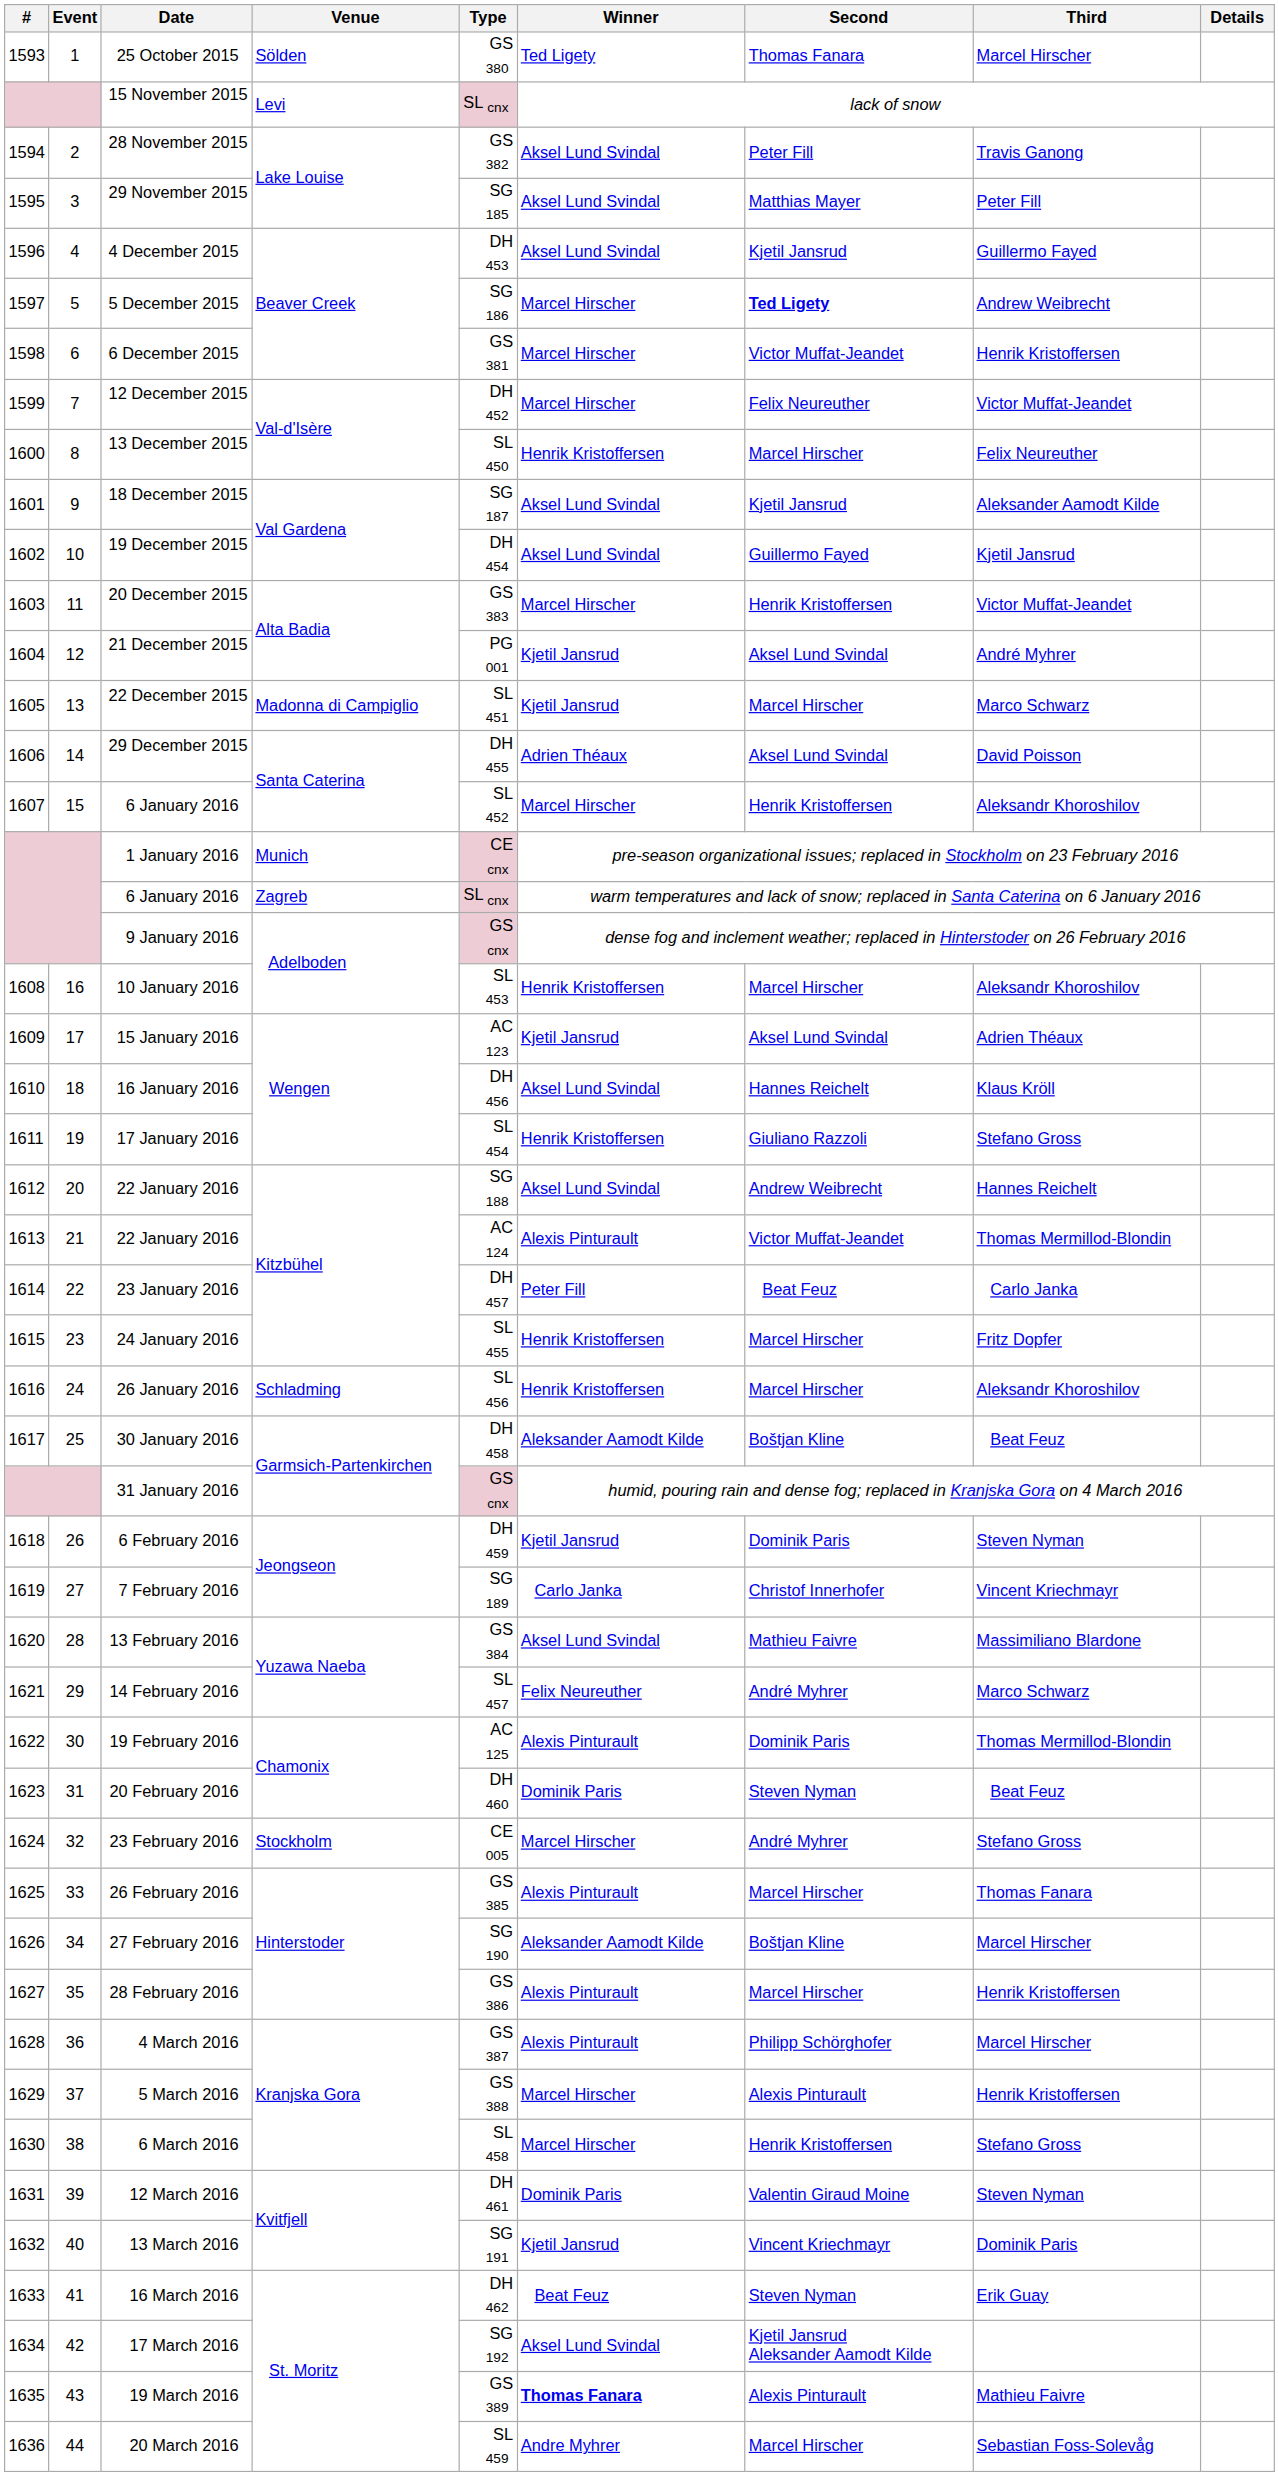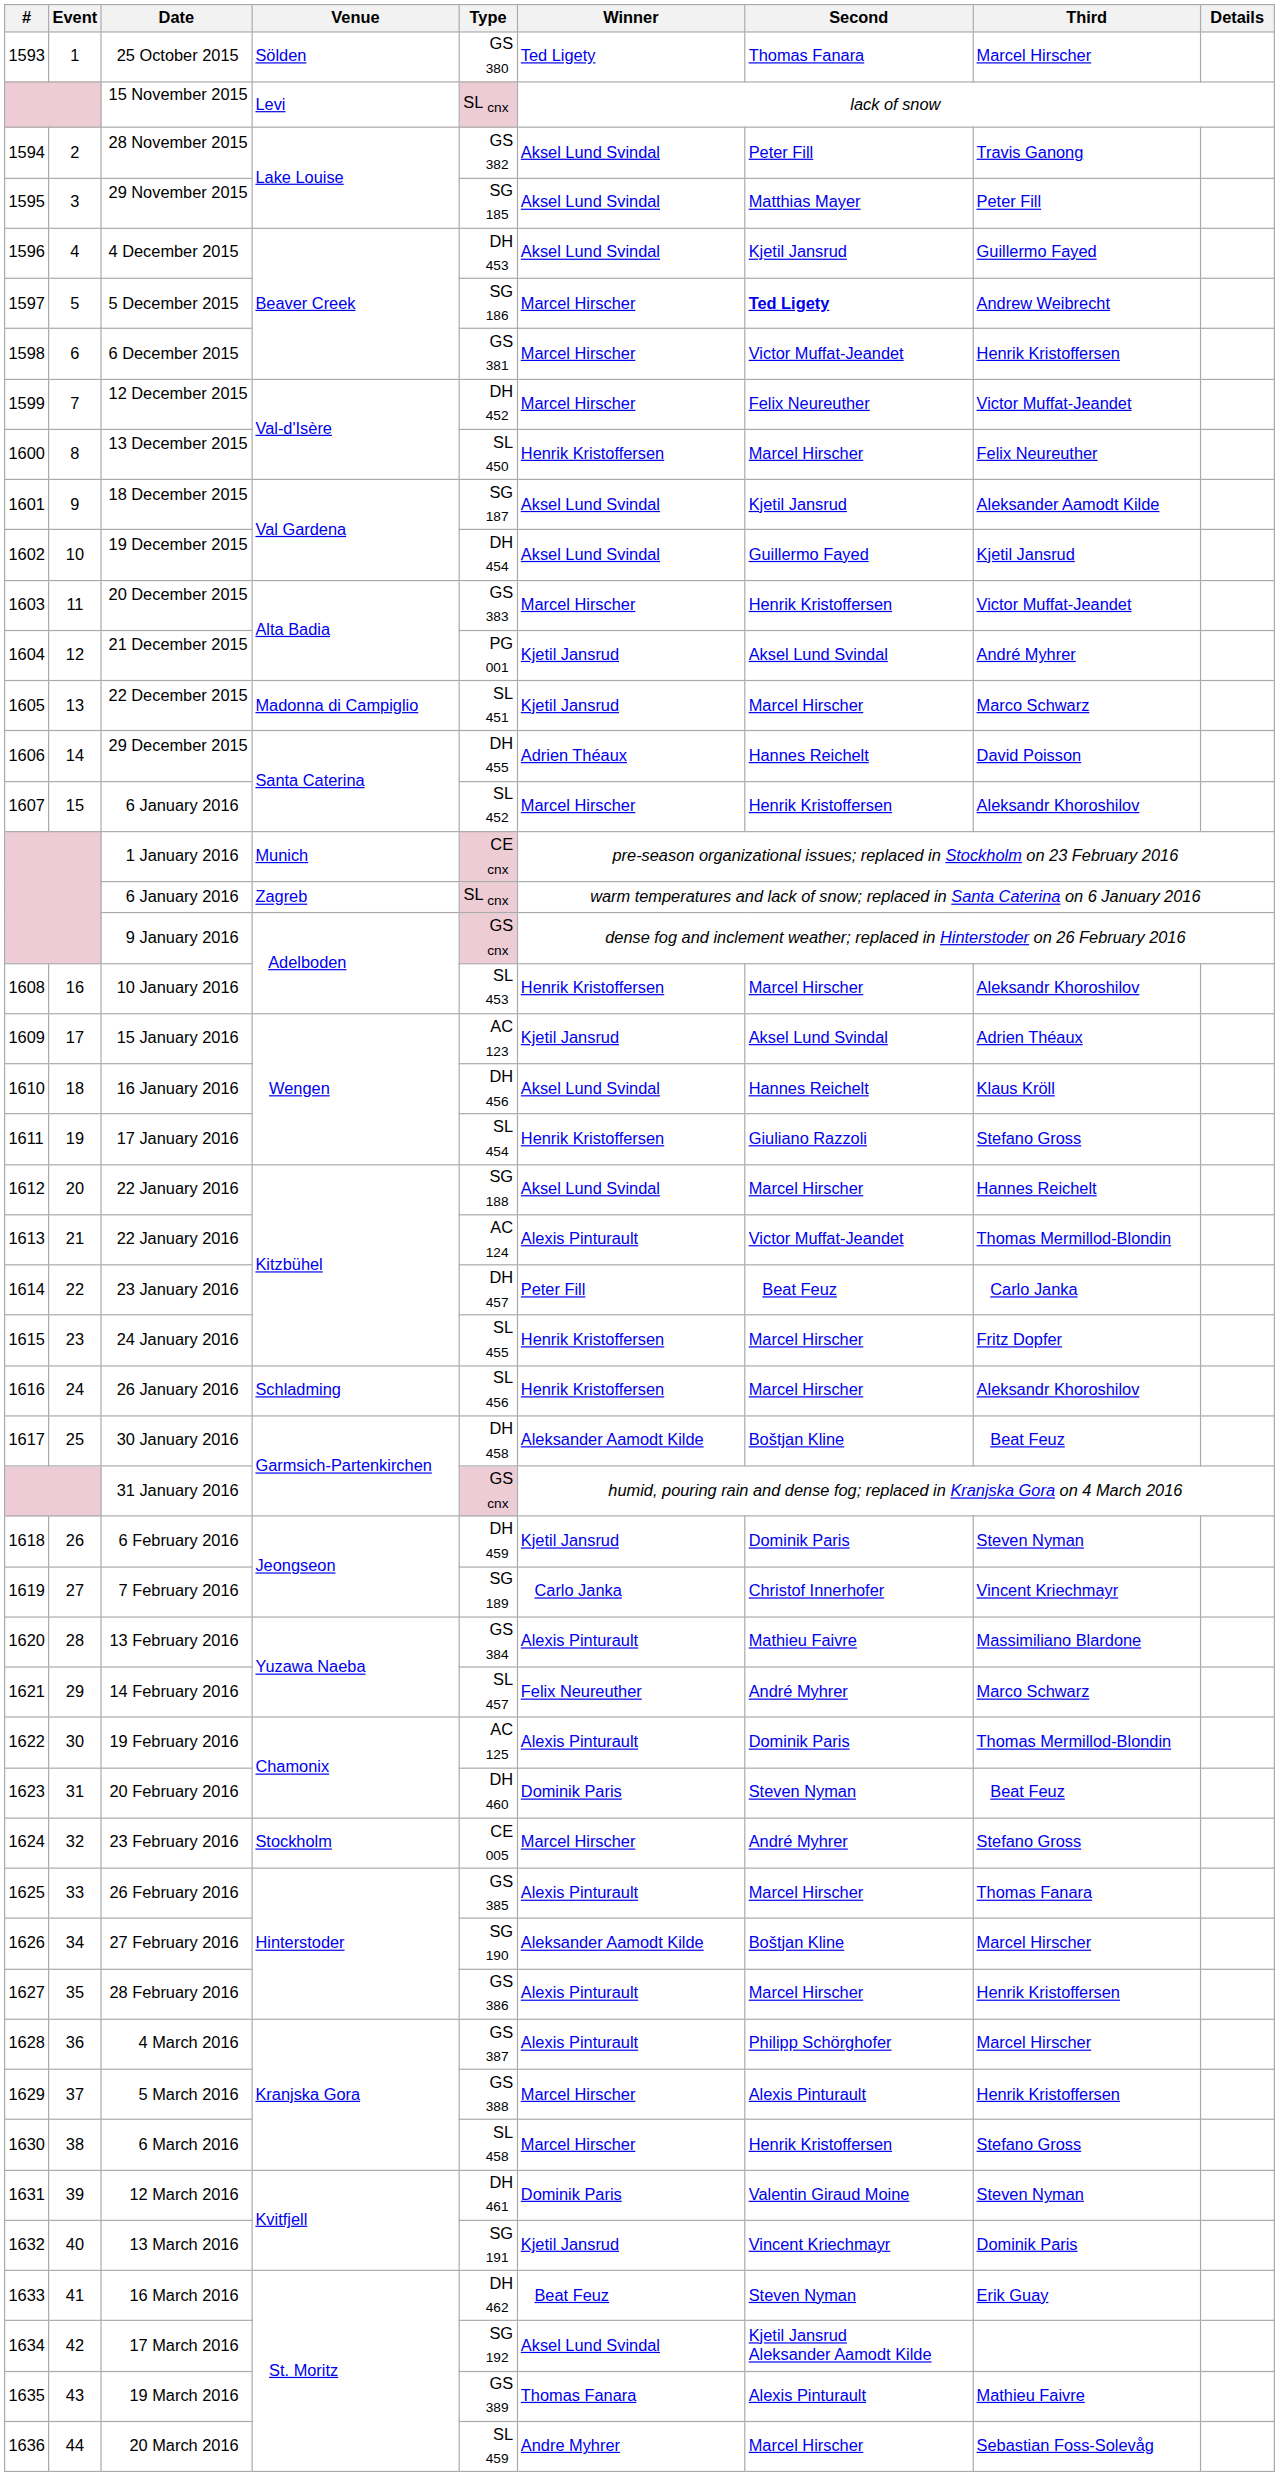(818, 755) Aksel Lund Svindal -> (809, 755) Hannes Reichelt
(815, 1189) Andrew Weibrecht -> (806, 1189) Marcel Hirscher
(590, 1641) Aksel Lund Svindal -> (579, 1641) Alexis Pinturault
(581, 2395) bold -> (579, 2395) normal
